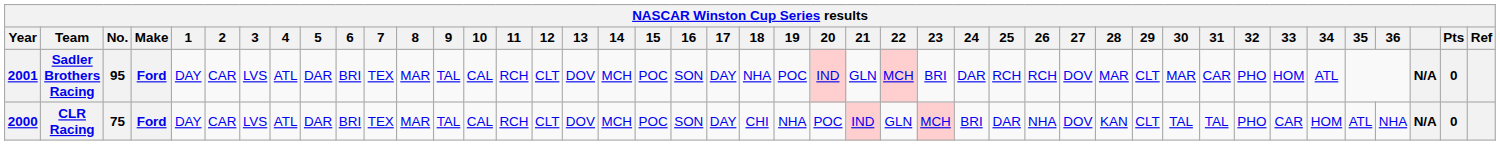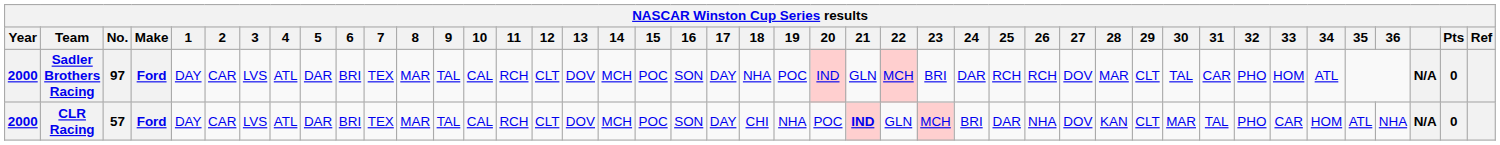(23, 76) 2001 -> (23, 76) 2000
(117, 76) 95 -> (117, 76) 97
(1181, 76) MAR -> (1181, 76) TAL
(117, 121) 75 -> (117, 121) 57
(863, 121) normal -> (863, 121) bold
(1181, 121) TAL -> (1181, 121) MAR
